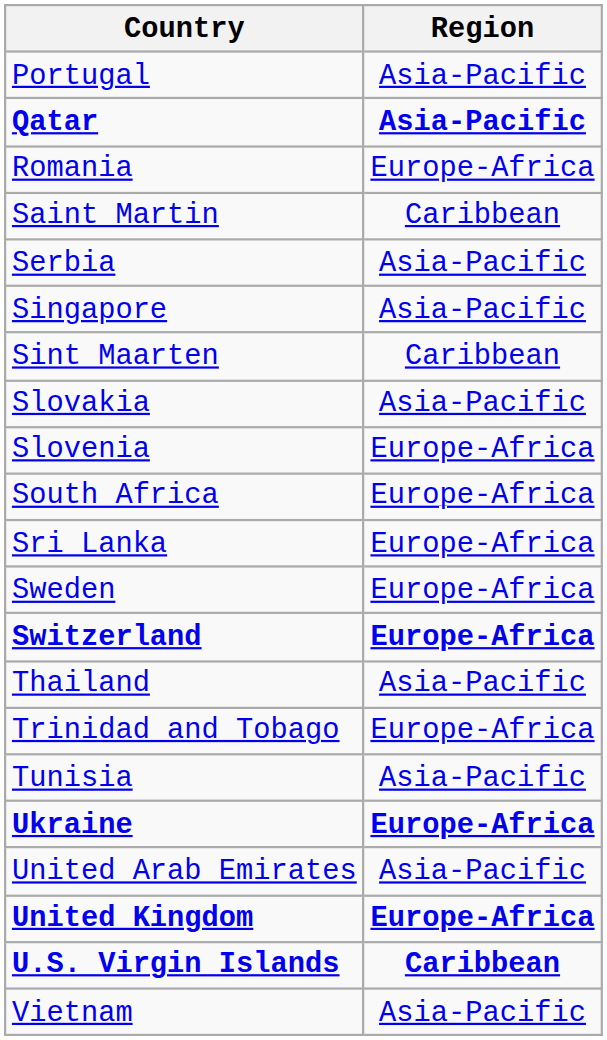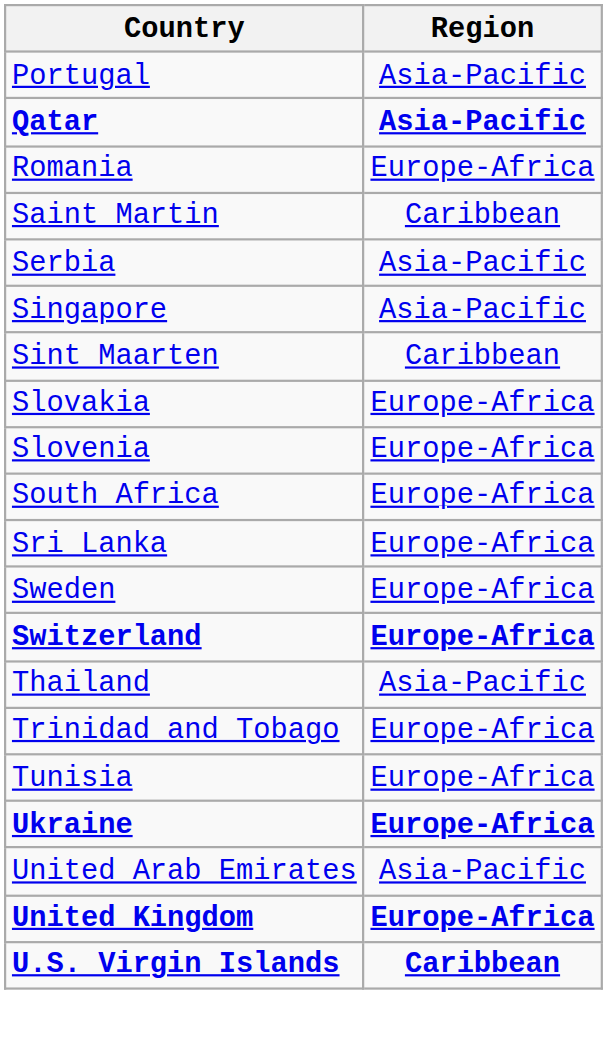(482, 403) Asia-Pacific -> (483, 403) Europe-Africa
(482, 778) Asia-Pacific -> (483, 778) Europe-Africa
- row: (72, 1012)
